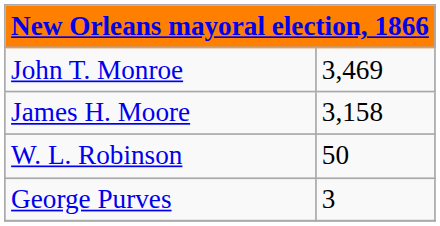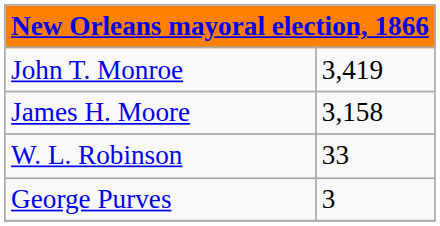(352, 69) 3,469 -> (352, 69) 3,419
(335, 155) 50 -> (335, 155) 33
